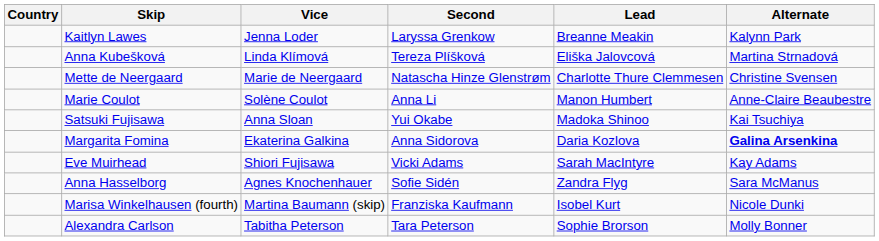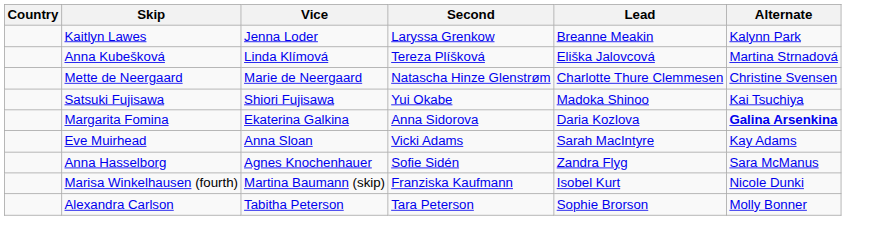- row: (102, 99)
(278, 120) Anna Sloan -> (289, 99) Shiori Fujisawa
(289, 162) Shiori Fujisawa -> (278, 141) Anna Sloan
